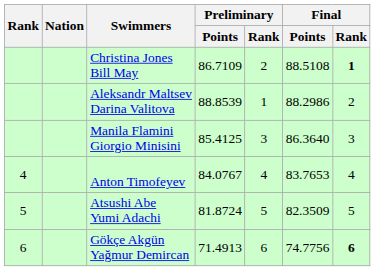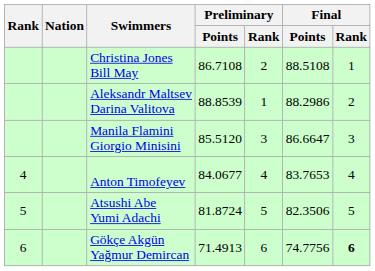(220, 65) 86.7109 -> (220, 65) 86.7108
(351, 65) bold -> (351, 65) normal
(220, 138) 85.4125 -> (220, 138) 85.5120
(308, 138) 86.3640 -> (308, 138) 86.6647
(220, 174) 84.0767 -> (220, 174) 84.0677
(308, 211) 82.3509 -> (308, 211) 82.3506
